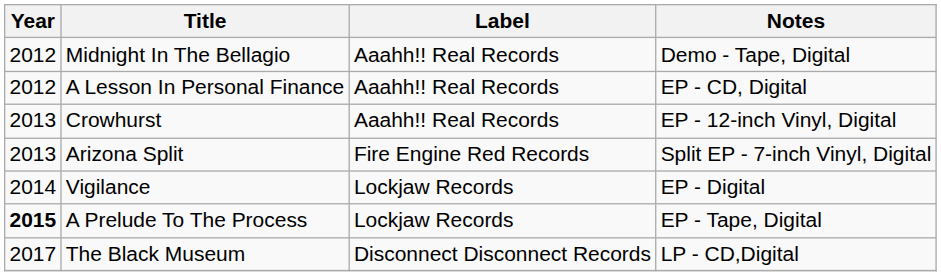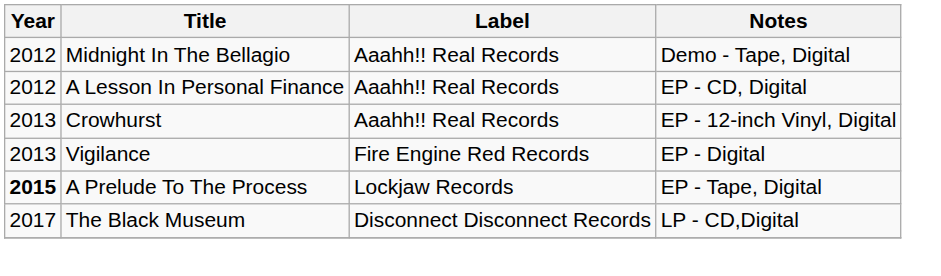- row: (125, 154)
(33, 187) 2014 -> (33, 154) 2013
(434, 187) Lockjaw Records -> (472, 154) Fire Engine Red Records
